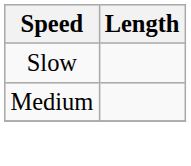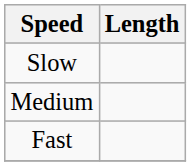+ row: (52, 140)
